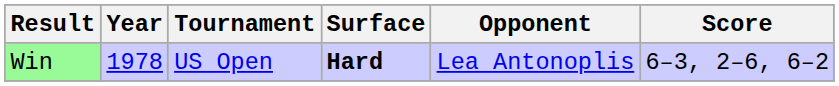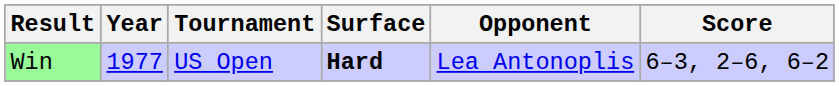(135, 62) 1978 -> (135, 62) 1977
